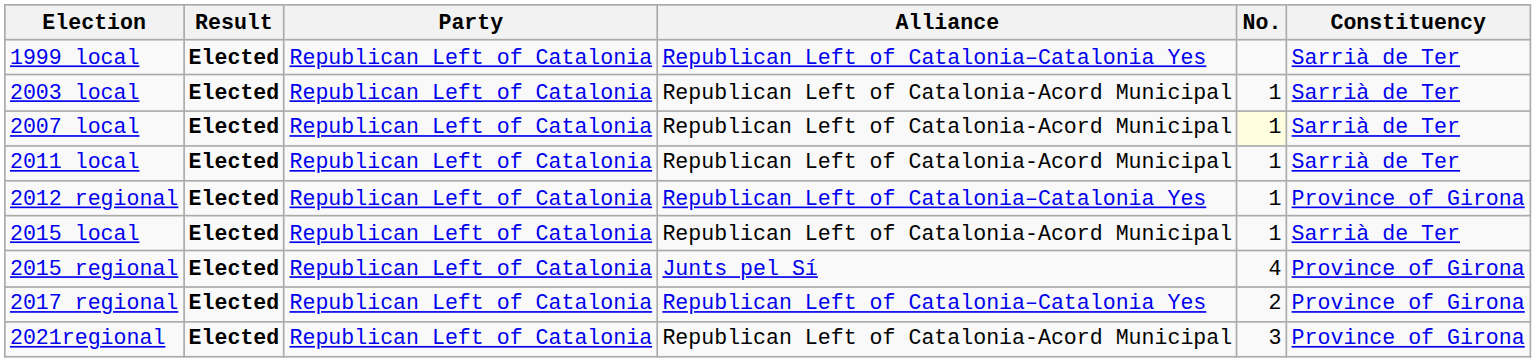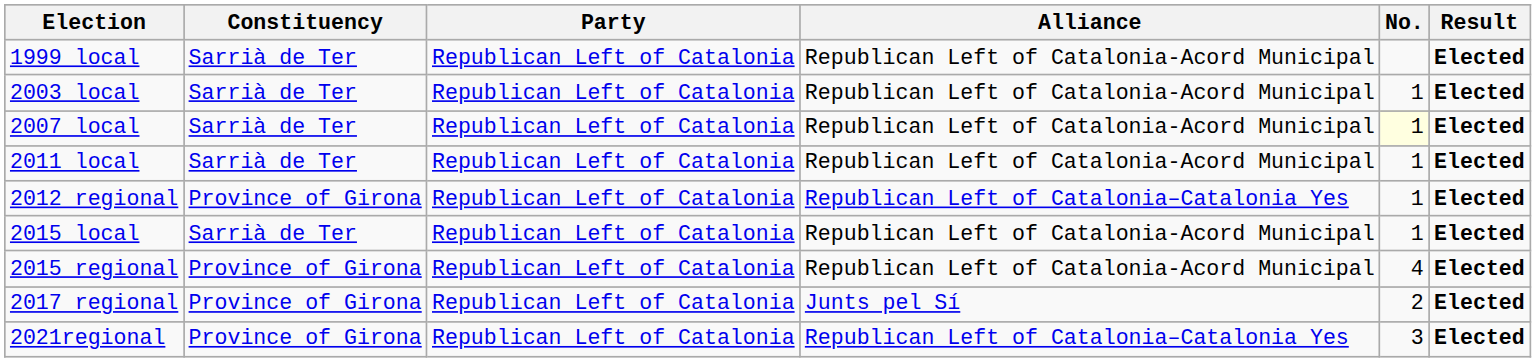columns swapped: (1408, 22) <-> (234, 22)
(934, 58) Republican Left of Catalonia–Catalonia Yes -> (1090, 58) Republican Left of Catalonia-Acord Municipal
(740, 269) Junts pel Sí -> (1090, 269) Republican Left of Catalonia-Acord Municipal
(934, 304) Republican Left of Catalonia–Catalonia Yes -> (883, 304) Junts pel Sí
(947, 339) Republican Left of Catalonia-Acord Municipal -> (1077, 339) Republican Left of Catalonia–Catalonia Yes
